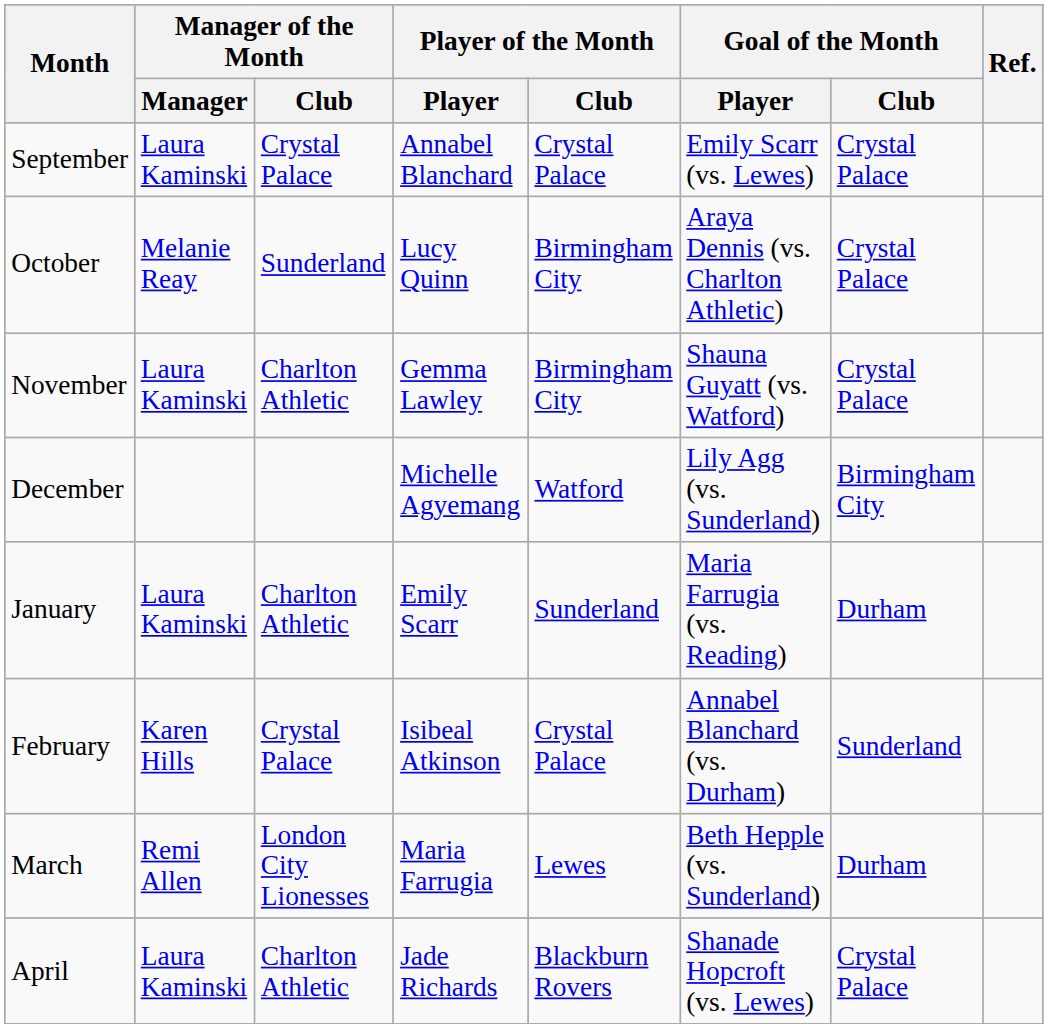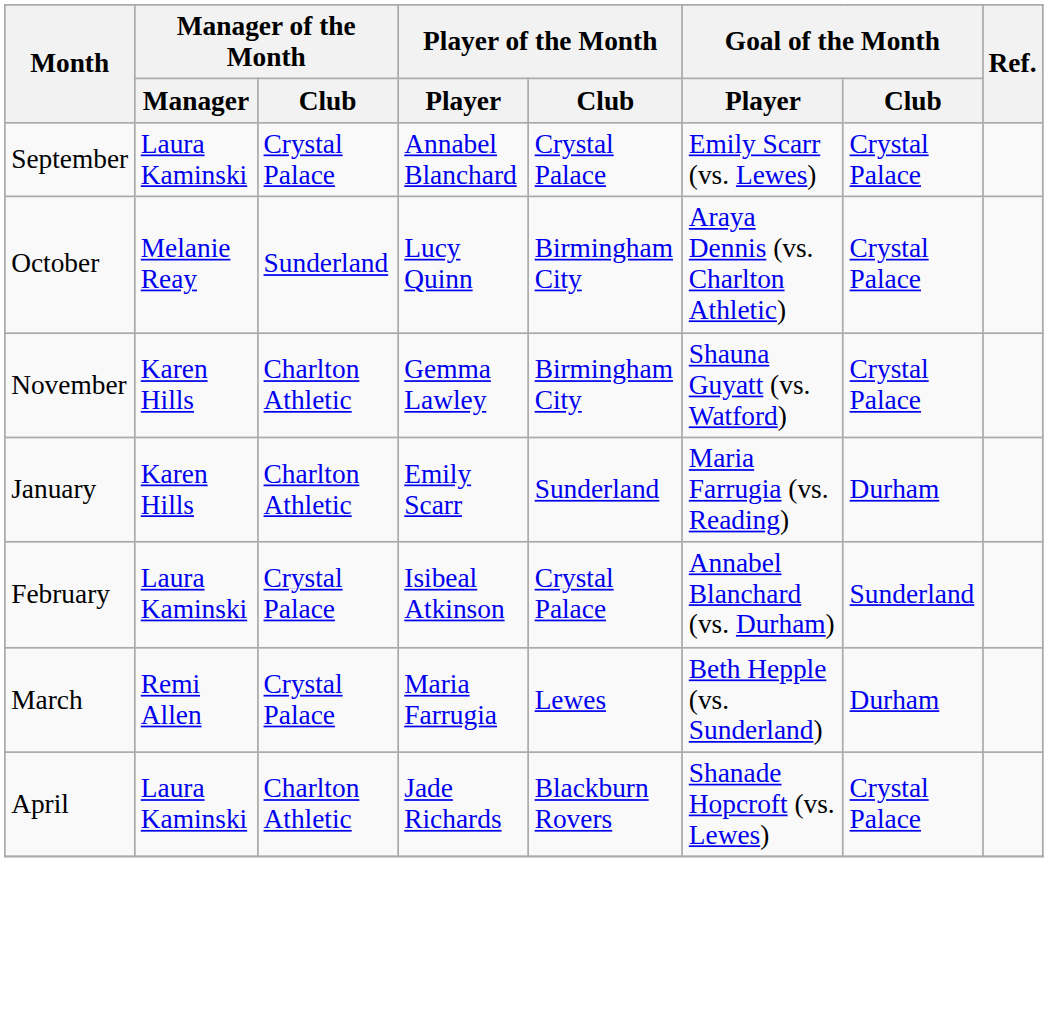(194, 384) Laura Kaminski -> (174, 384) Karen Hills
- row: (67, 489)
(194, 609) Laura Kaminski -> (174, 489) Karen Hills
(174, 745) Karen Hills -> (194, 594) Laura Kaminski
(315, 865) London City Lionesses -> (303, 699) Crystal Palace
